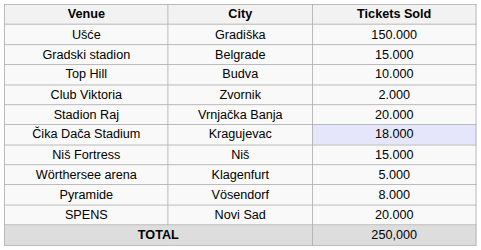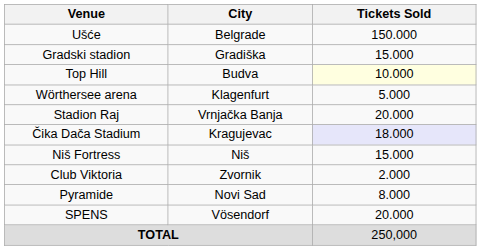(240, 34) Gradiška -> (240, 34) Belgrade
(240, 54) Belgrade -> (240, 54) Gradiška
(394, 74) no background -> (394, 74) lightyellow background
rows swapped: (86, 94) <-> (86, 174)
(240, 194) Vösendorf -> (240, 194) Novi Sad
(240, 214) Novi Sad -> (240, 214) Vösendorf
